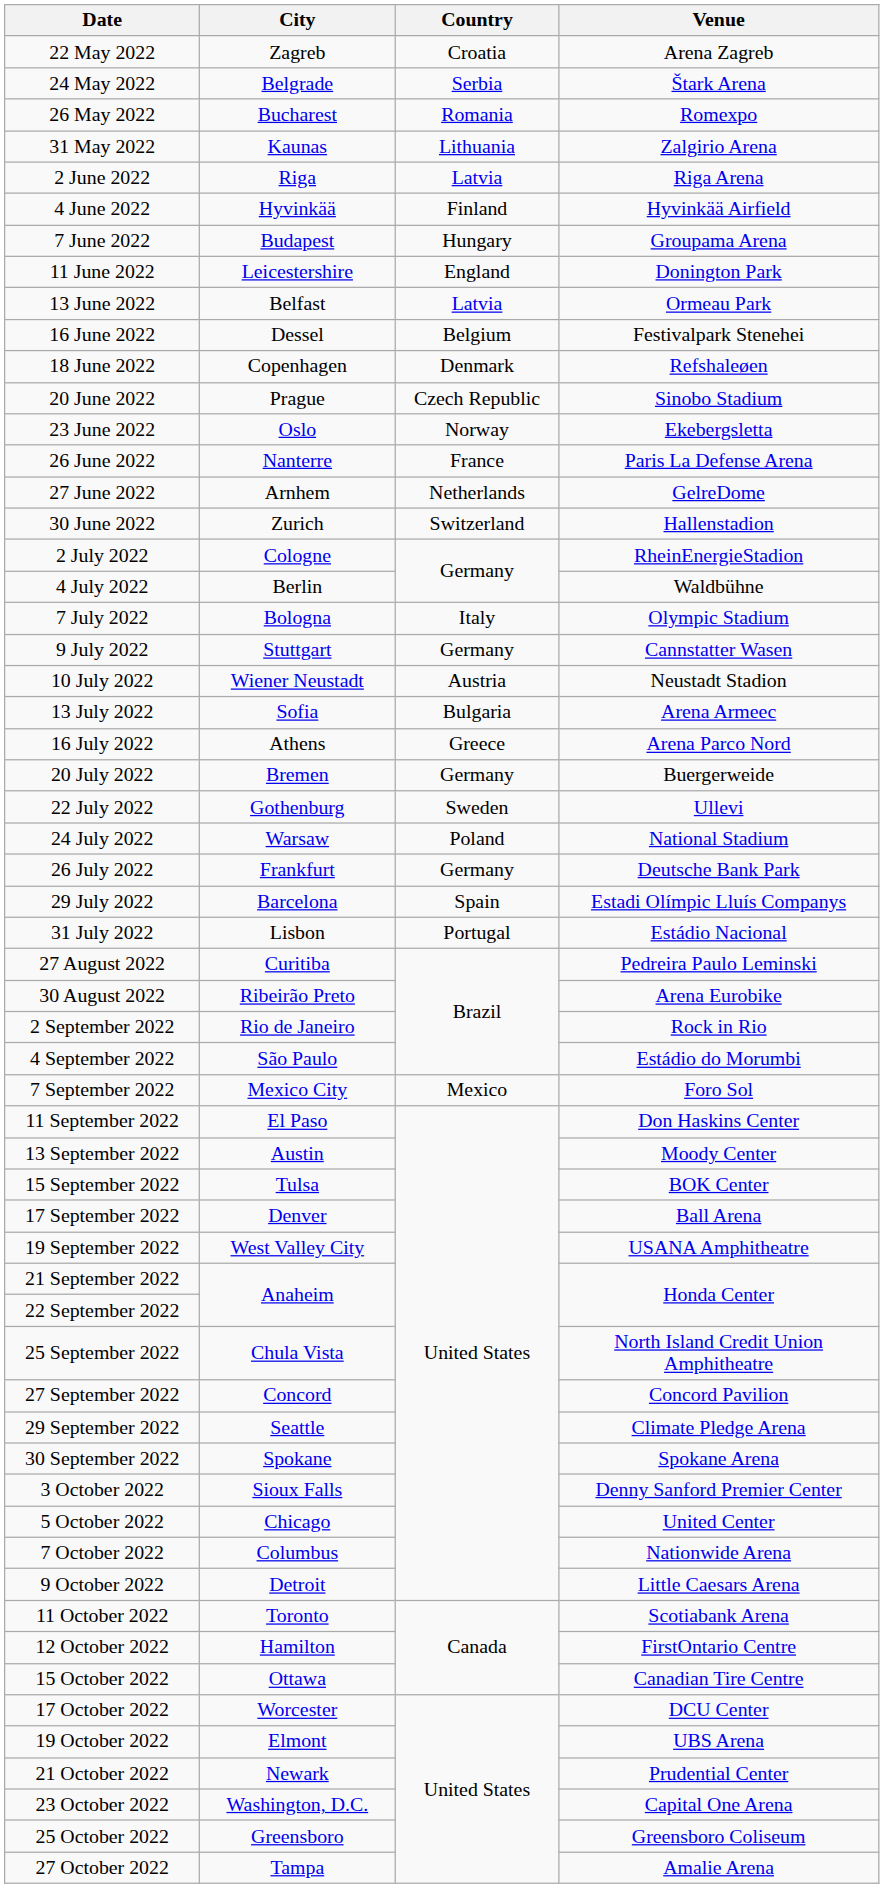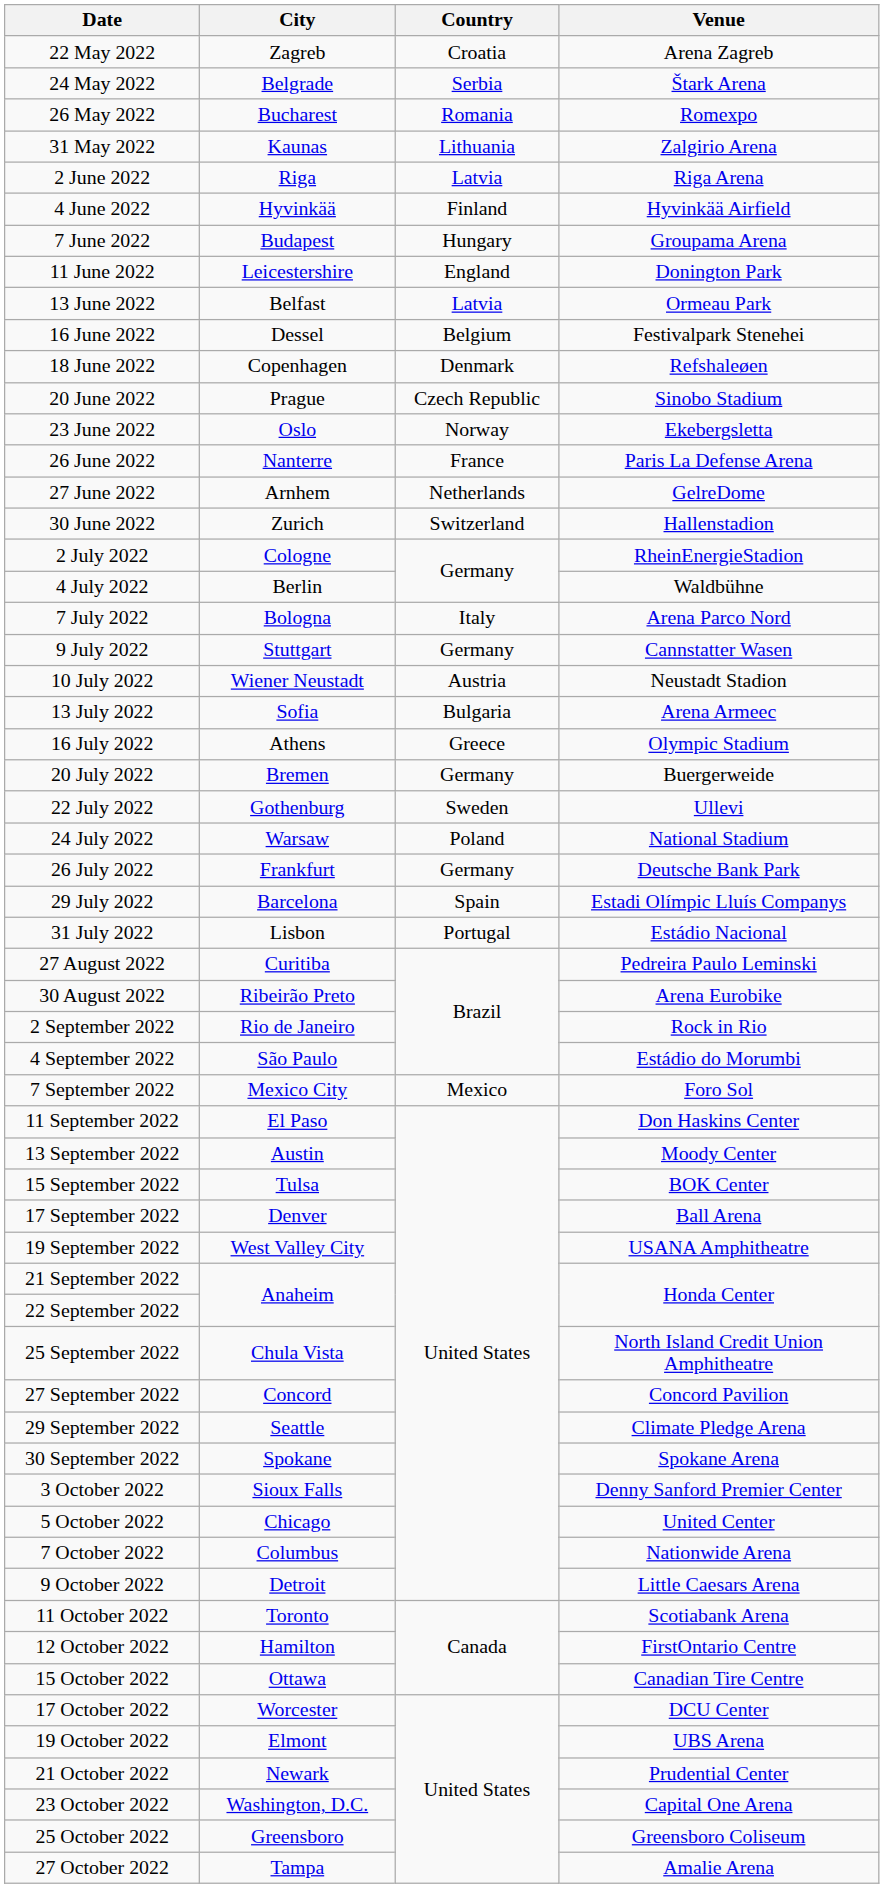(719, 618) Olympic Stadium -> (719, 618) Arena Parco Nord
(719, 743) Arena Parco Nord -> (719, 743) Olympic Stadium
